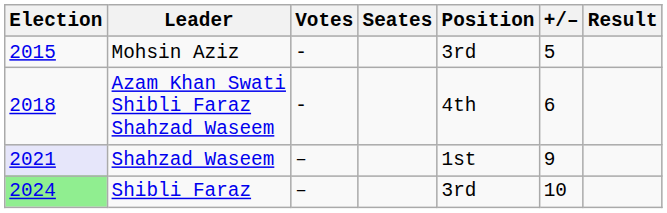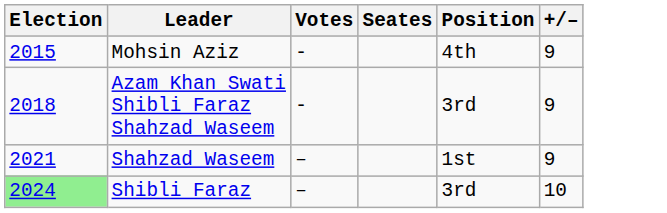- column: (623, 21)
(459, 52) 3rd -> (459, 52) 4th
(550, 52) 5 -> (550, 52) 9
(459, 106) 4th -> (459, 106) 3rd
(550, 106) 6 -> (550, 106) 9
(33, 160) lavender background -> (33, 160) no background
